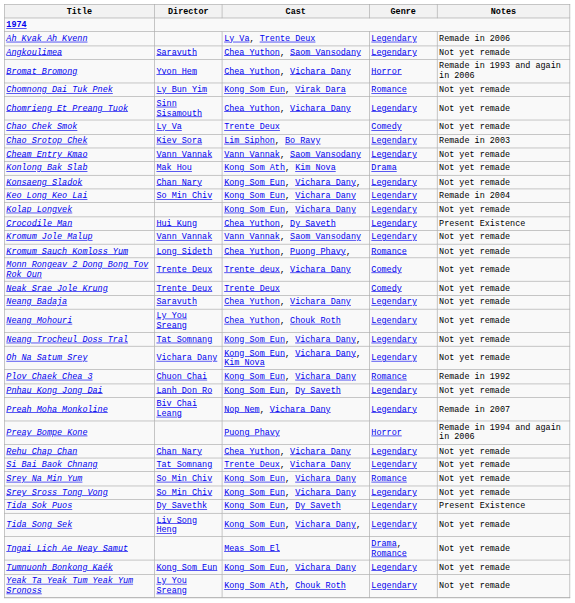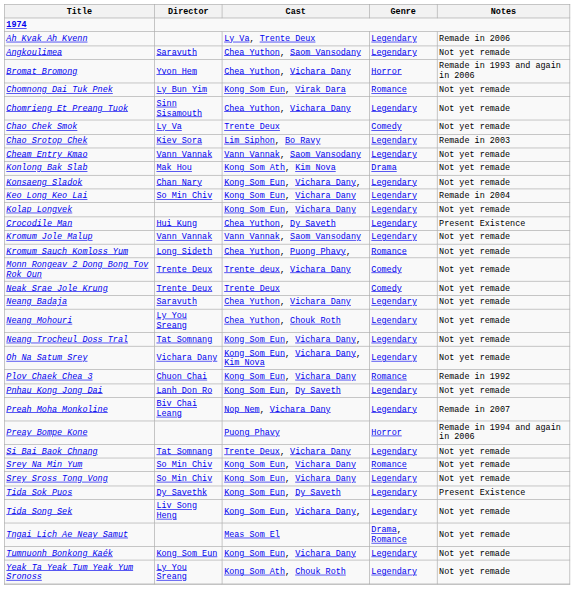- row: (42, 451)
